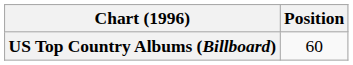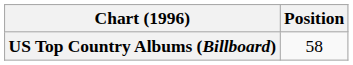(314, 45) 60 -> (314, 45) 58
